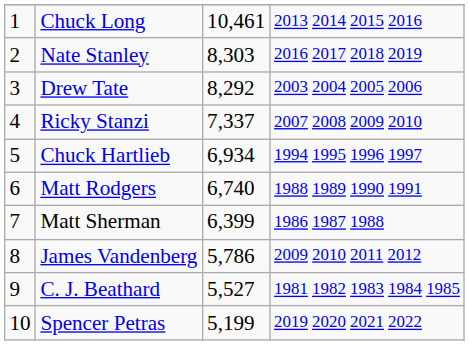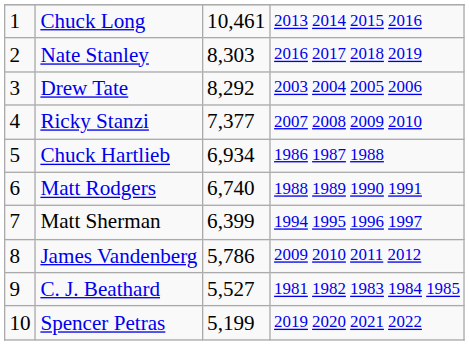(231, 121) 7,337 -> (231, 121) 7,377
(348, 155) 1994 1995 1996 1997 -> (329, 155) 1986 1987 1988
(329, 222) 1986 1987 1988 -> (348, 222) 1994 1995 1996 1997
